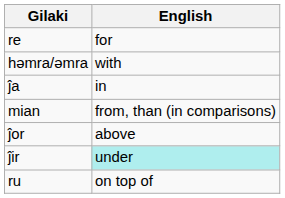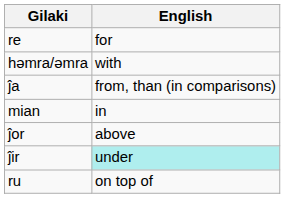(101, 87) in -> (186, 87) from, than (in comparisons)
(186, 110) from, than (in comparisons) -> (101, 110) in
